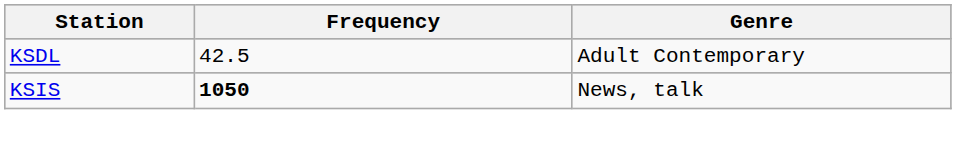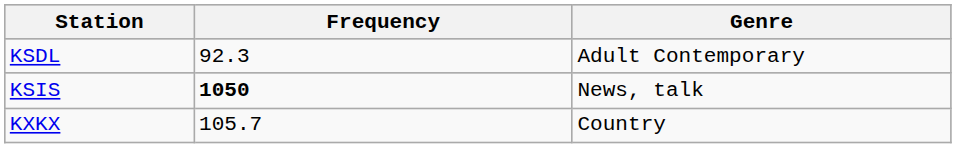(224, 56) 42.5 -> (224, 56) 92.3
+ row: (35, 125)
